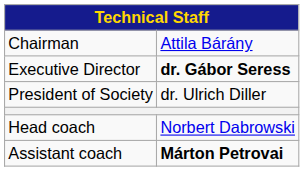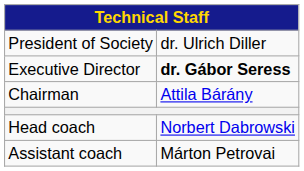rows swapped: (44, 43) <-> (81, 95)
(222, 154) bold -> (218, 154) normal
